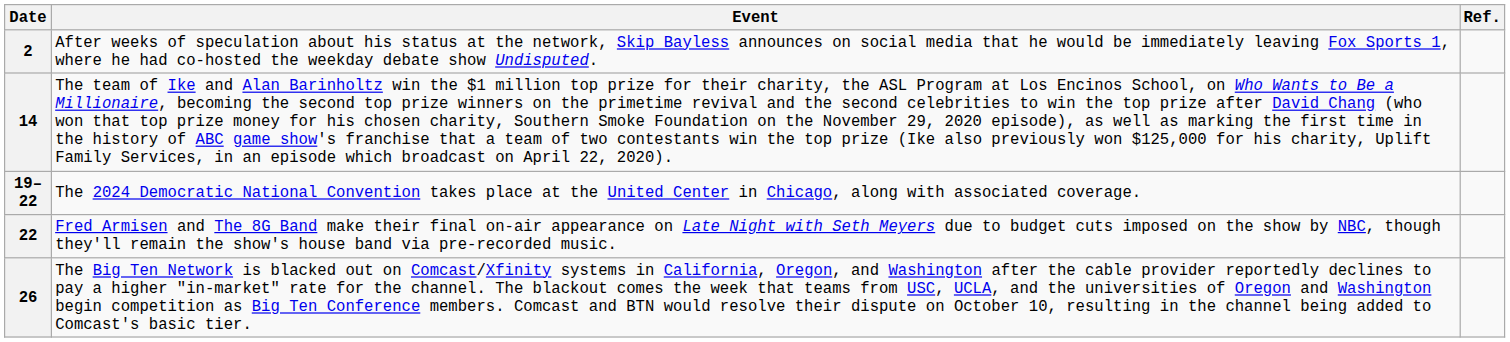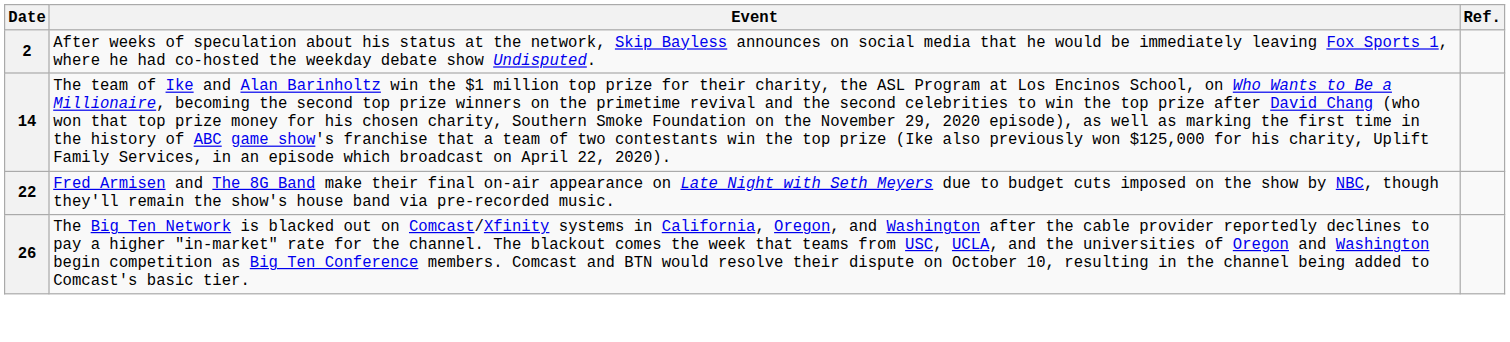- row: (28, 193)
